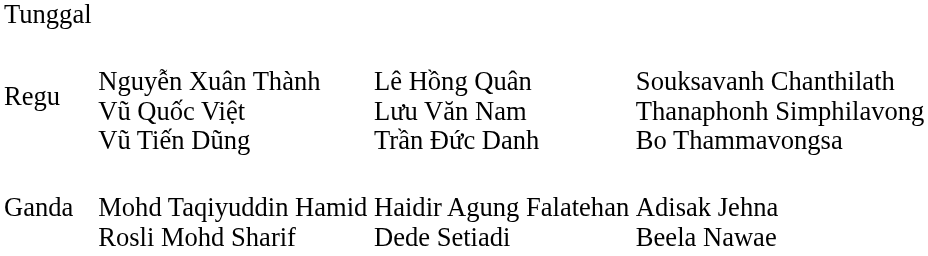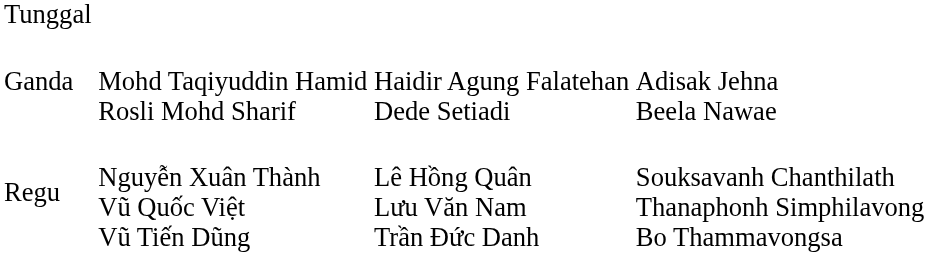rows swapped: (39, 207) <-> (32, 95)
